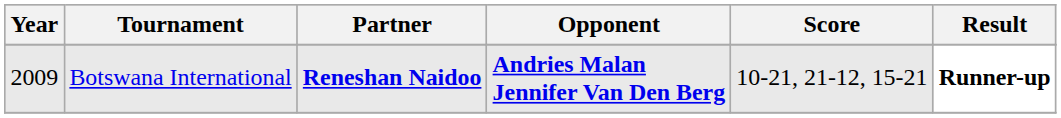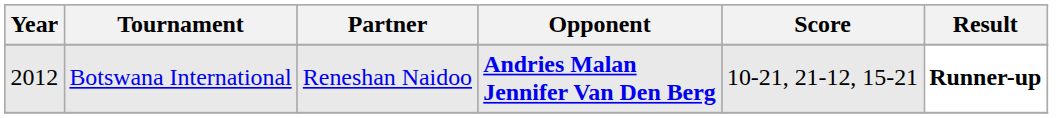(34, 78) 2009 -> (34, 78) 2012
(392, 78) bold -> (387, 78) normal
